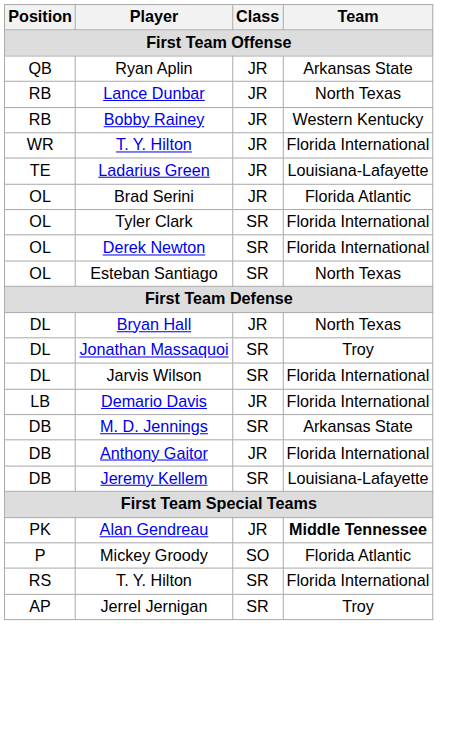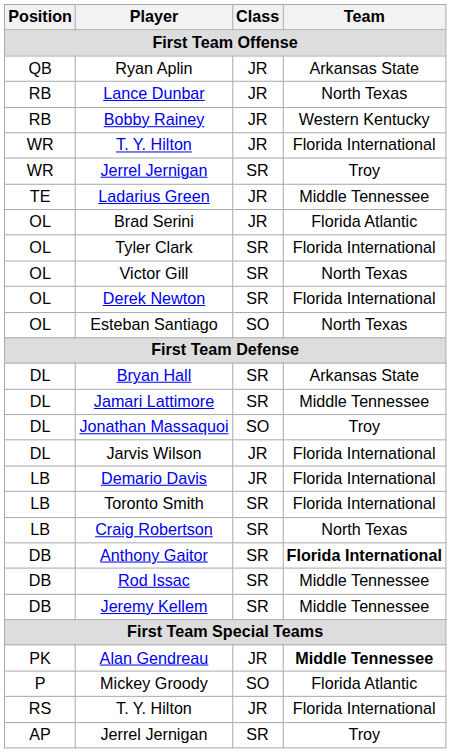+ row: (40, 171)
(358, 171) Louisiana-Lafayette -> (364, 196) Middle Tennessee
+ row: (40, 273)
(258, 273) SR -> (258, 324) SO
(258, 324) JR -> (258, 376) SR
(358, 324) North Texas -> (364, 376) Arkansas State
+ row: (40, 401)
(258, 350) SR -> (258, 427) SO
(258, 376) SR -> (258, 453) JR
+ row: (40, 504)
+ row: (40, 529)
- row: (40, 427)
(258, 453) JR -> (258, 555) SR
(358, 453) normal -> (364, 555) bold
+ row: (40, 581)
(358, 478) Louisiana-Lafayette -> (364, 606) Middle Tennessee
(258, 581) SR -> (258, 709) JR
